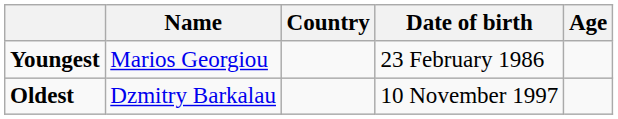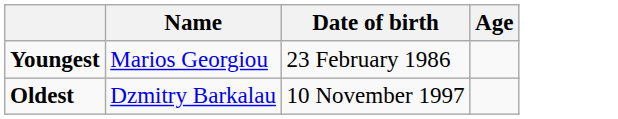- column: (328, 22)
